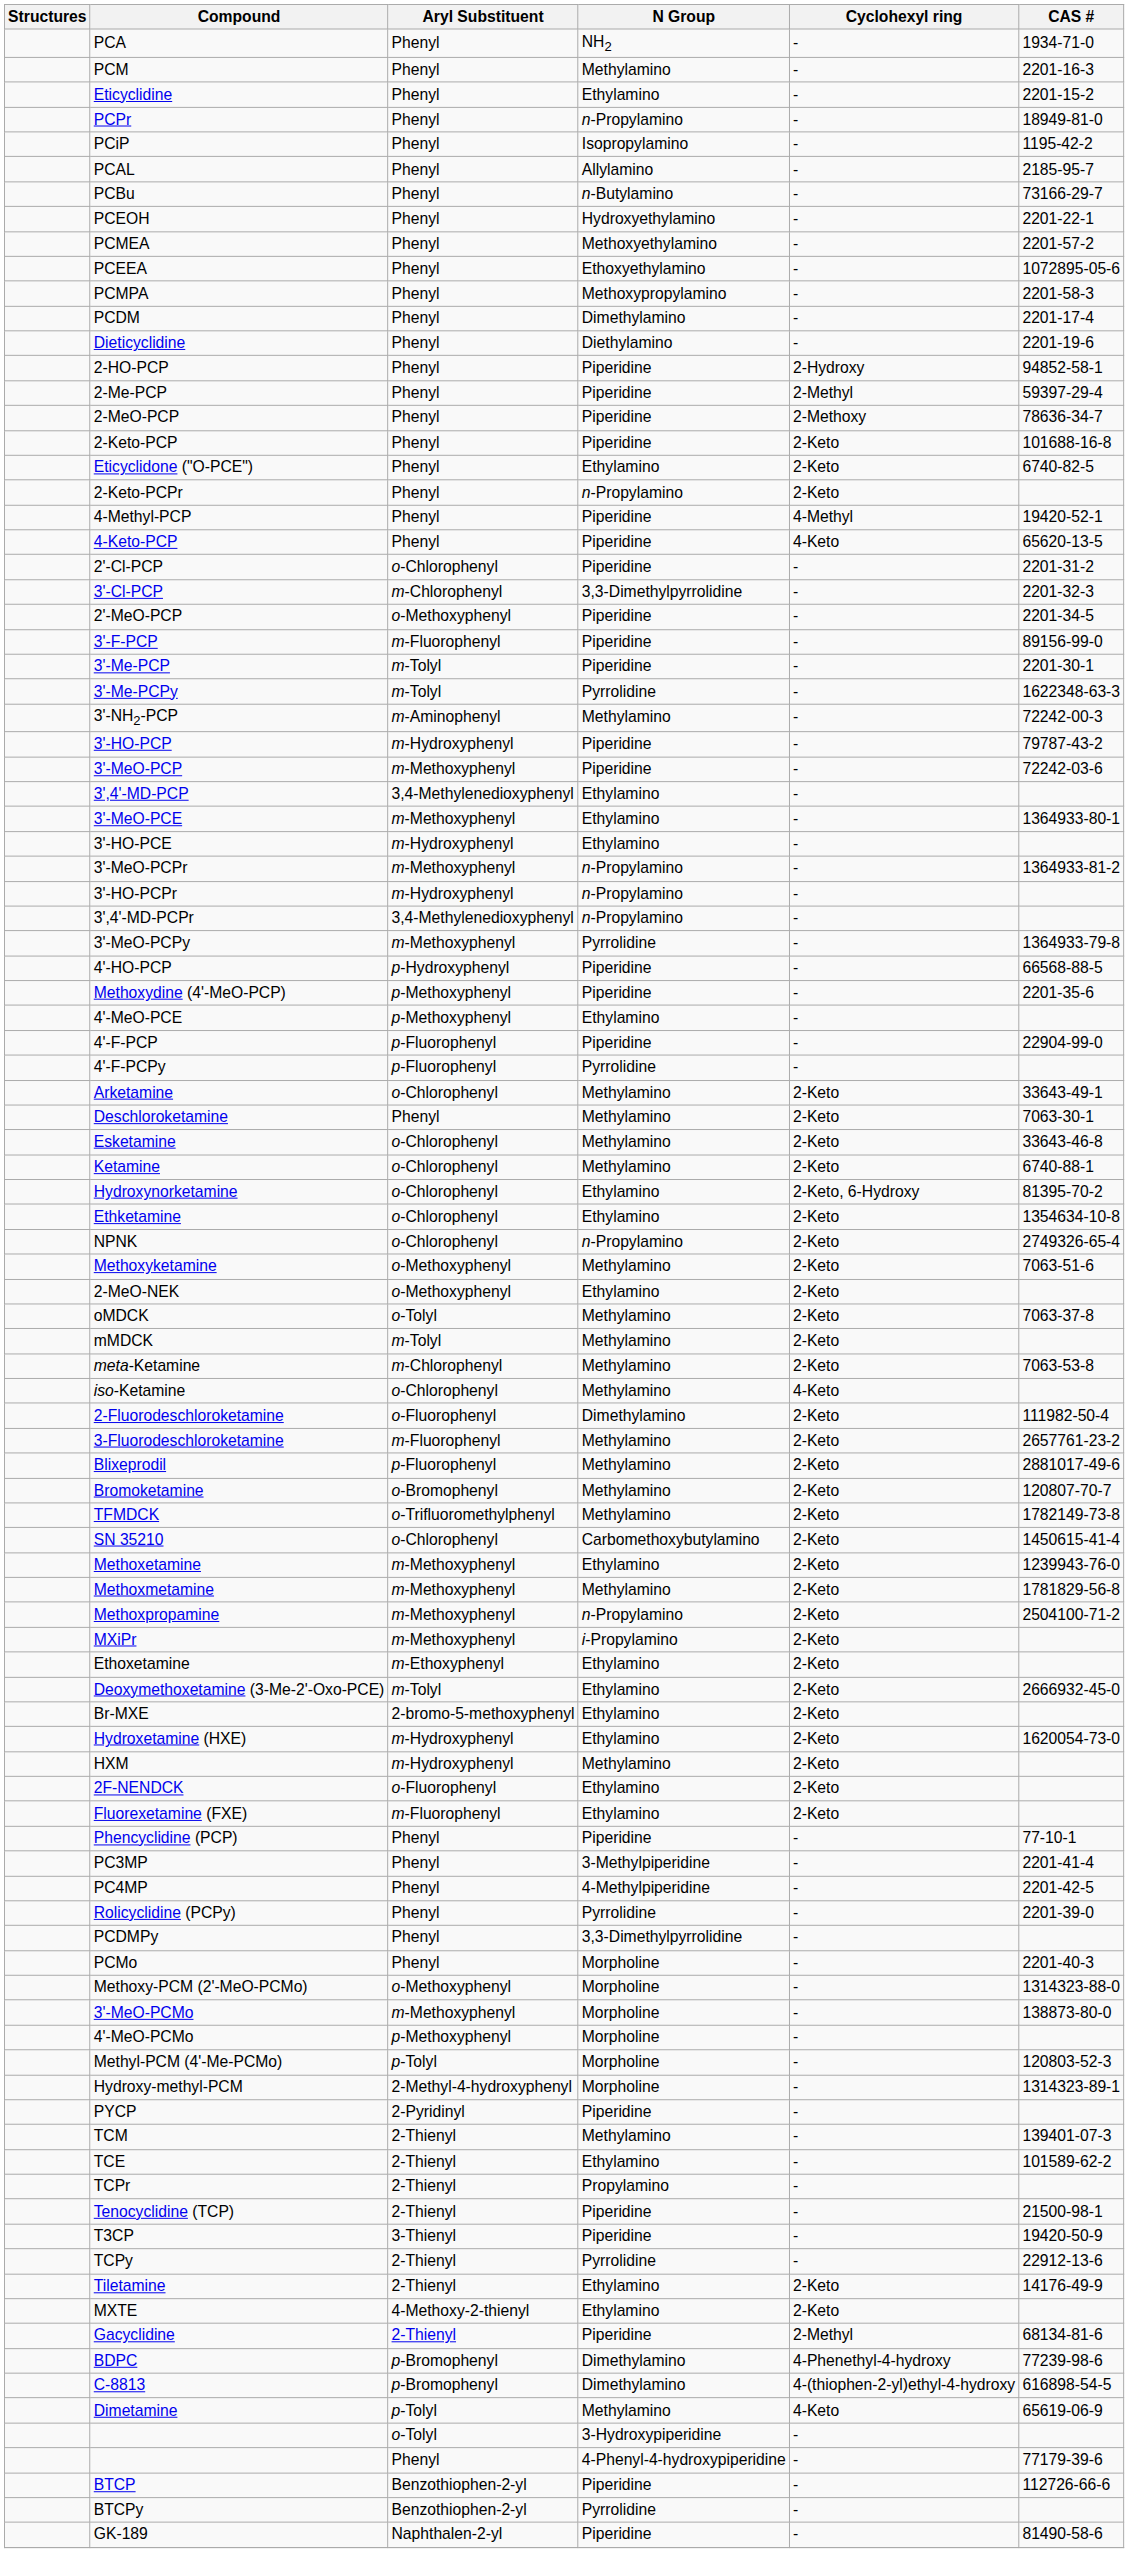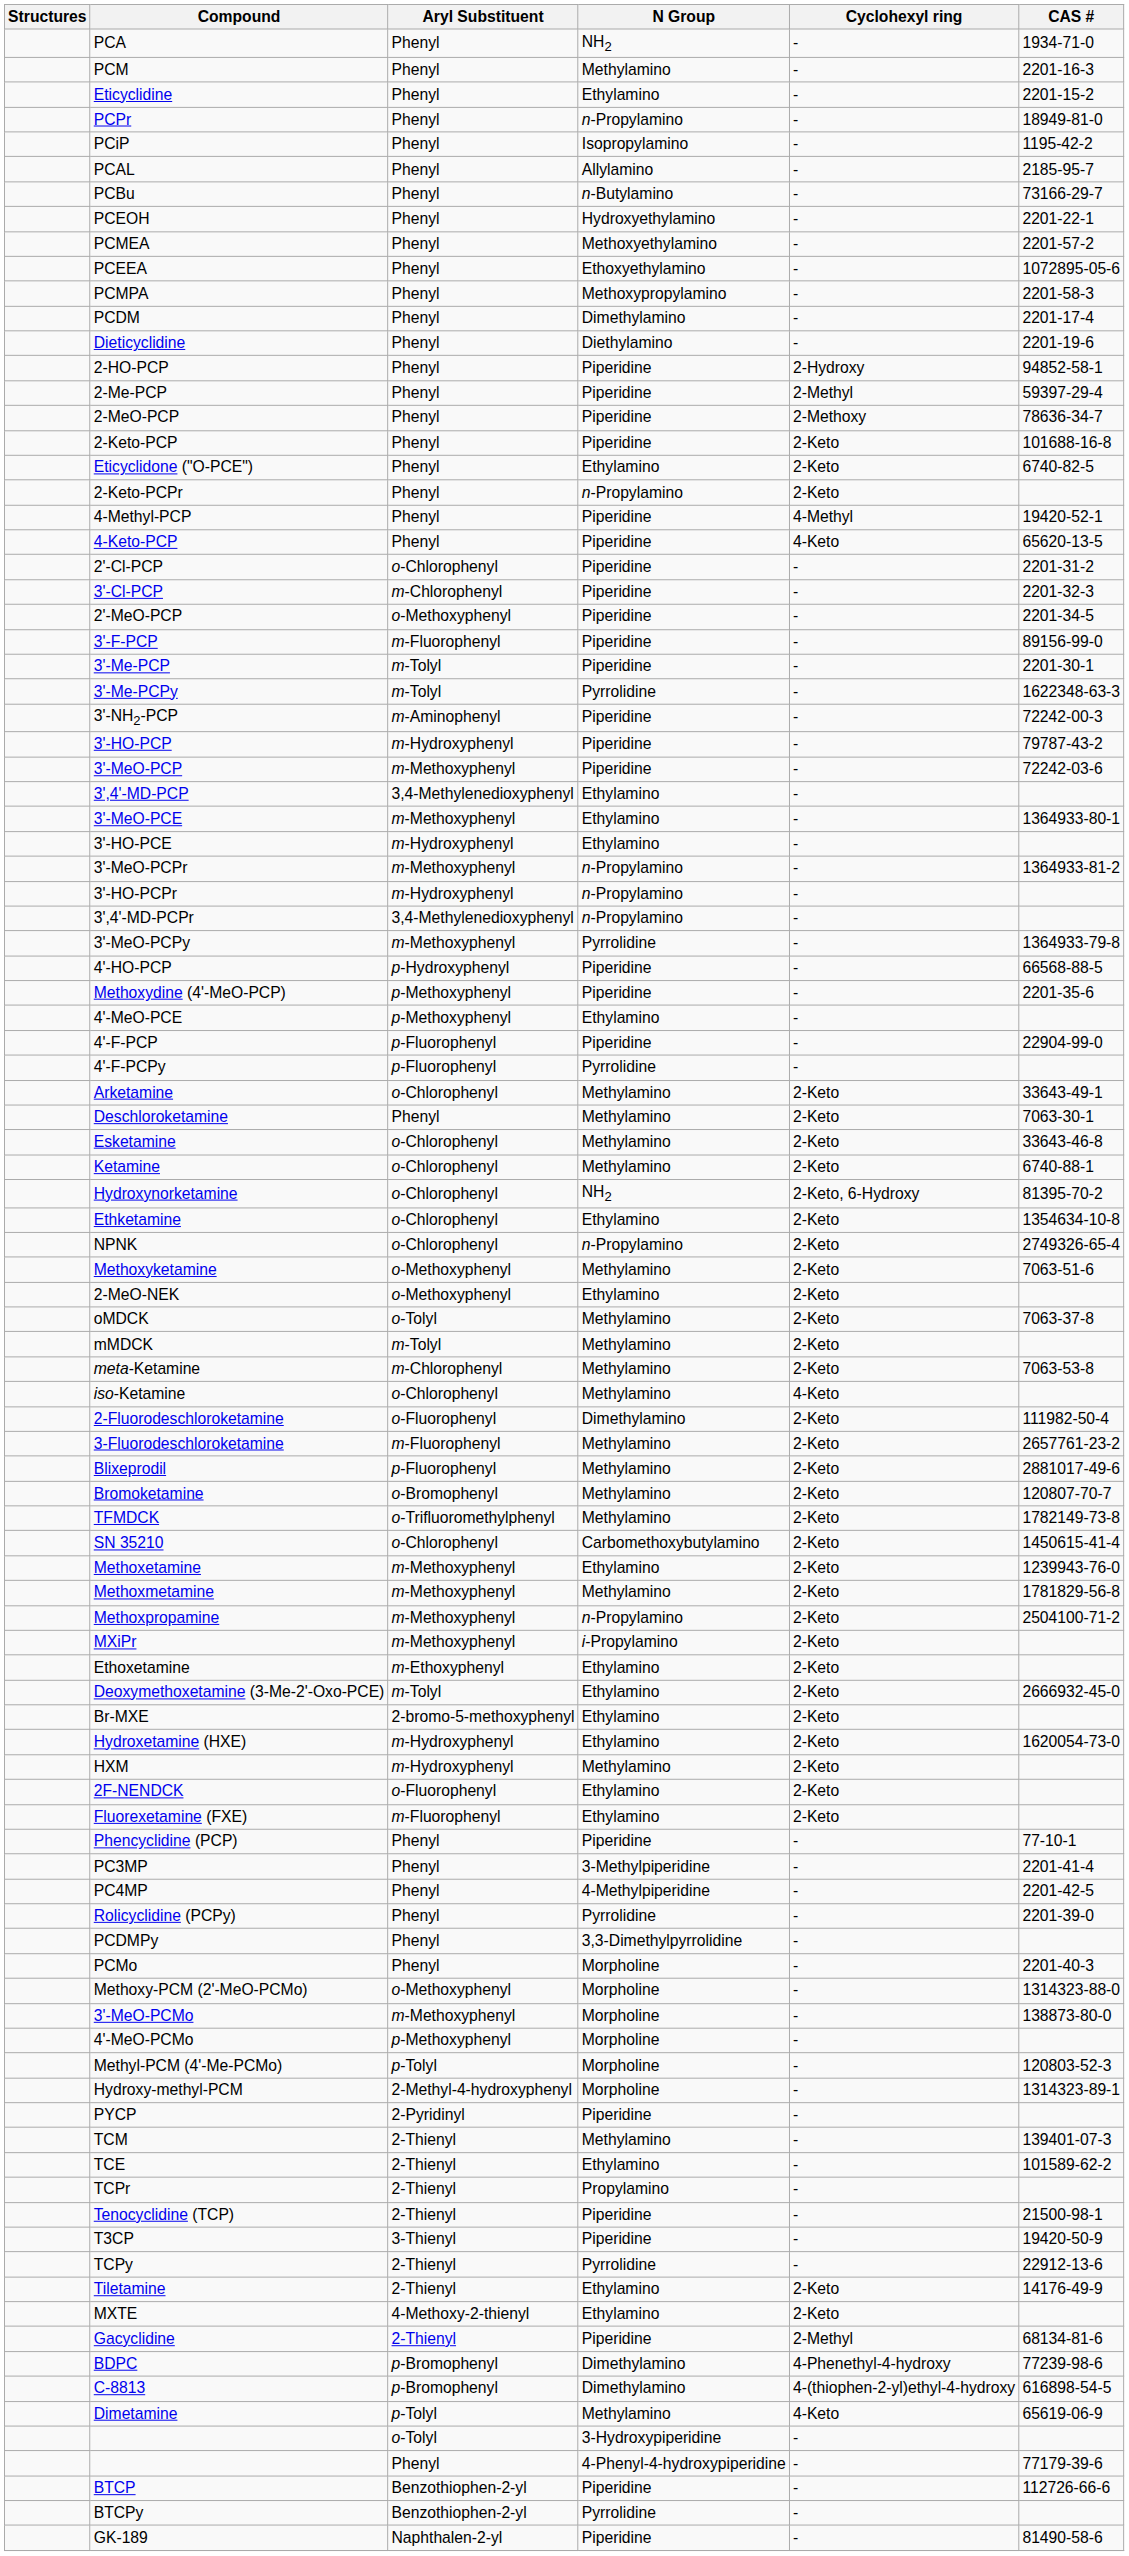(662, 592) 3,3-Dimethylpyrrolidine -> (617, 592) Piperidine
(626, 717) Methylamino -> (617, 717) Piperidine
(621, 1191) Ethylamino -> (597, 1194) NH2
